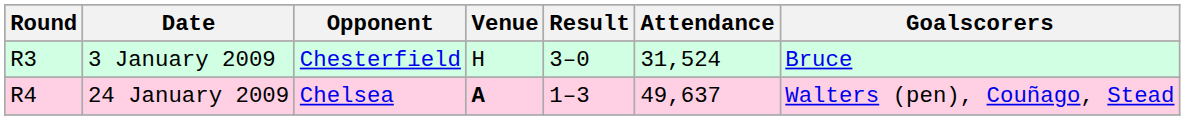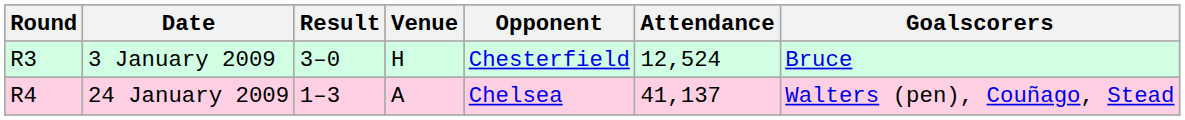columns swapped: (380, 23) <-> (590, 23)
(681, 60) 31,524 -> (681, 60) 12,524
(478, 96) bold -> (398, 96) normal
(681, 96) 49,637 -> (681, 96) 41,137
